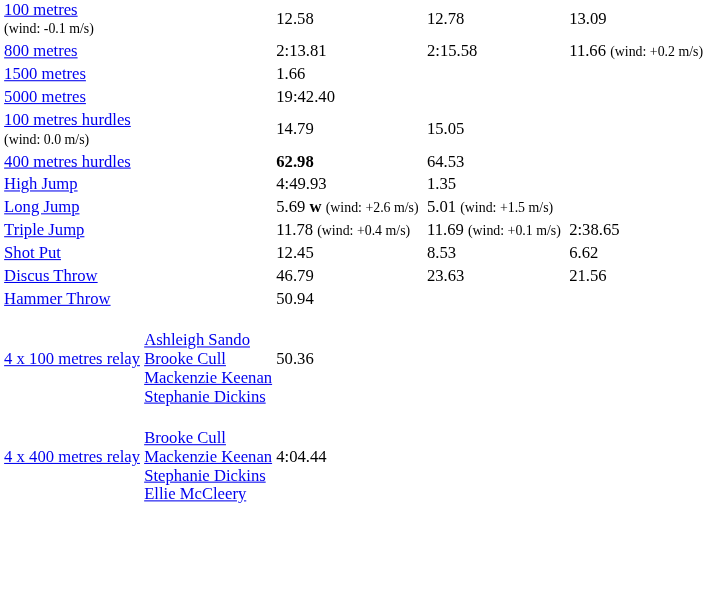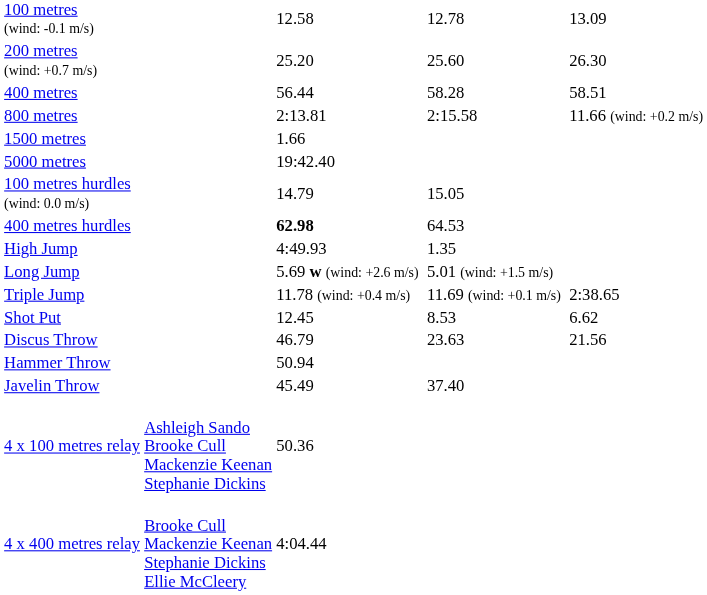+ row: (51, 60)
+ row: (41, 92)
+ row: (52, 385)
